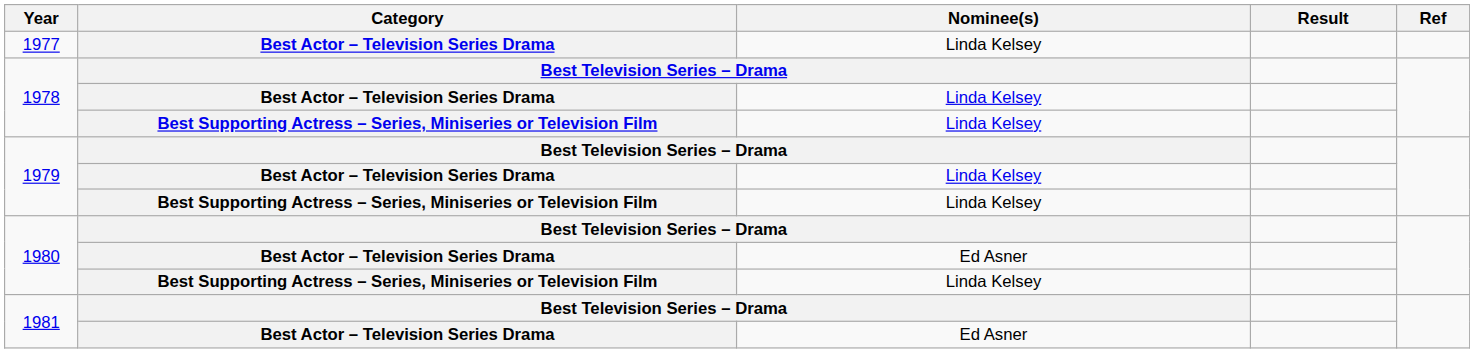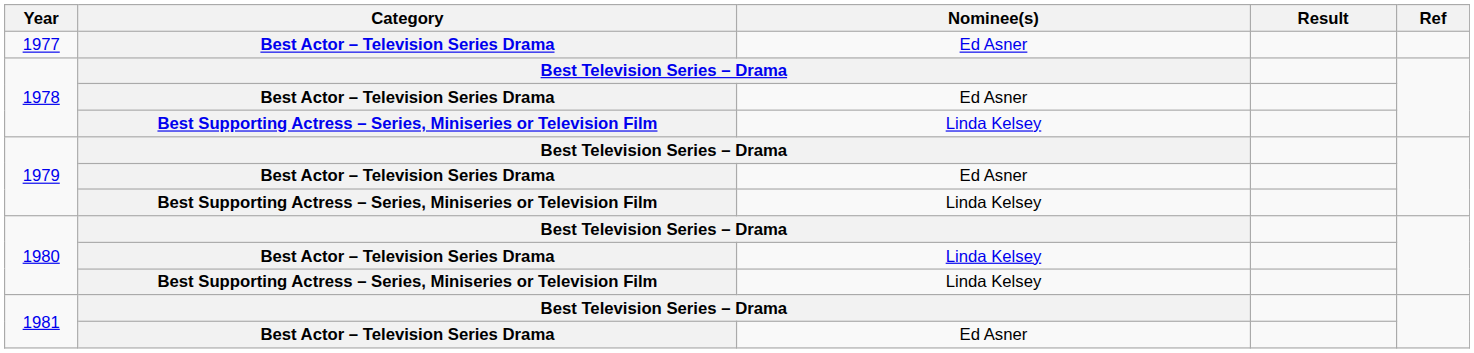(993, 45) Linda Kelsey -> (993, 45) Ed Asner
(993, 97) Linda Kelsey -> (993, 97) Ed Asner
(993, 177) Linda Kelsey -> (993, 177) Ed Asner
(993, 256) Ed Asner -> (993, 256) Linda Kelsey
